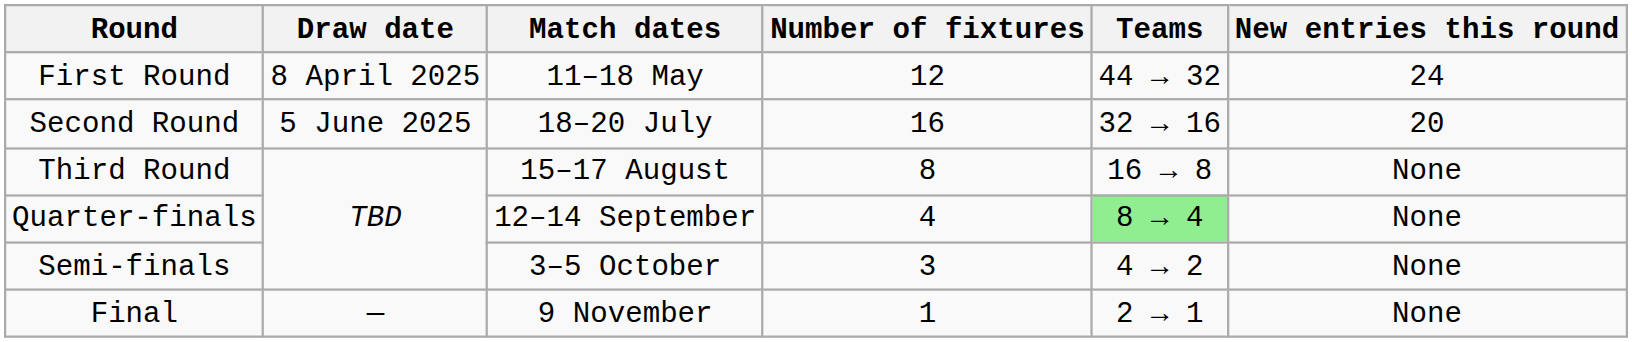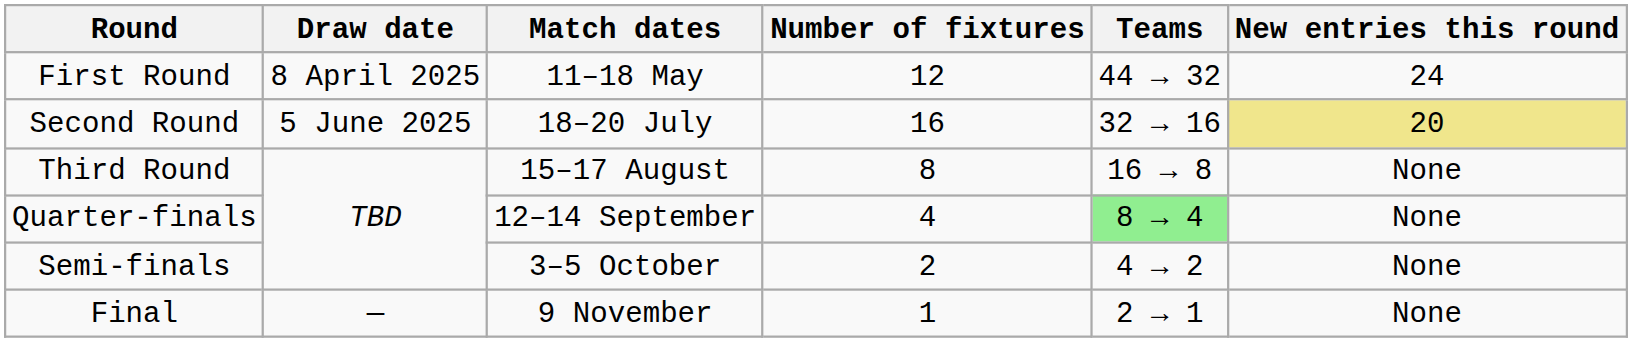(1427, 124) no background -> (1427, 124) khaki background
(927, 266) 3 -> (927, 266) 2
